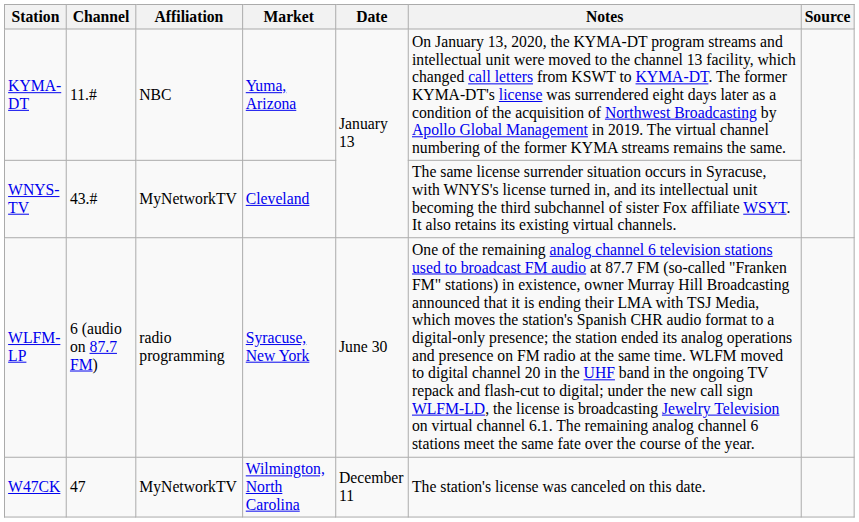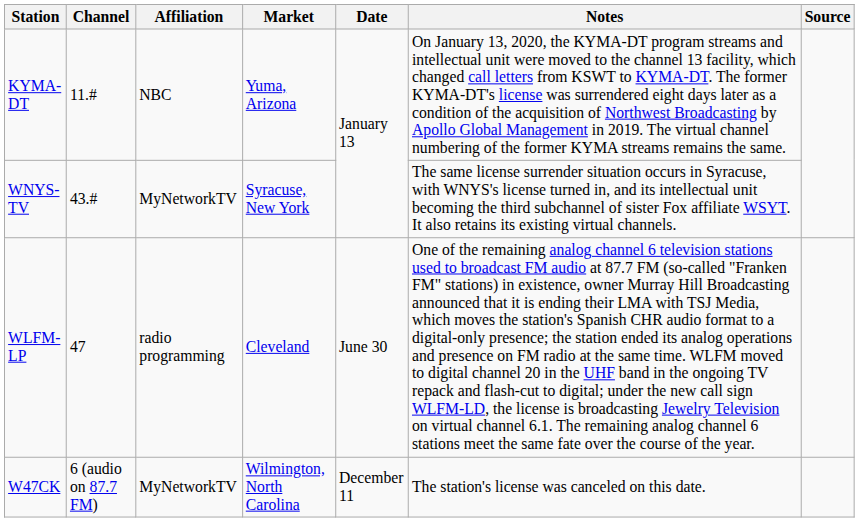(278, 198) Cleveland -> (278, 198) Syracuse, New York
(96, 347) 6 (audio on 87.7 FM) -> (78, 347) 47
(278, 347) Syracuse, New York -> (278, 347) Cleveland
(78, 486) 47 -> (96, 486) 6 (audio on 87.7 FM)
